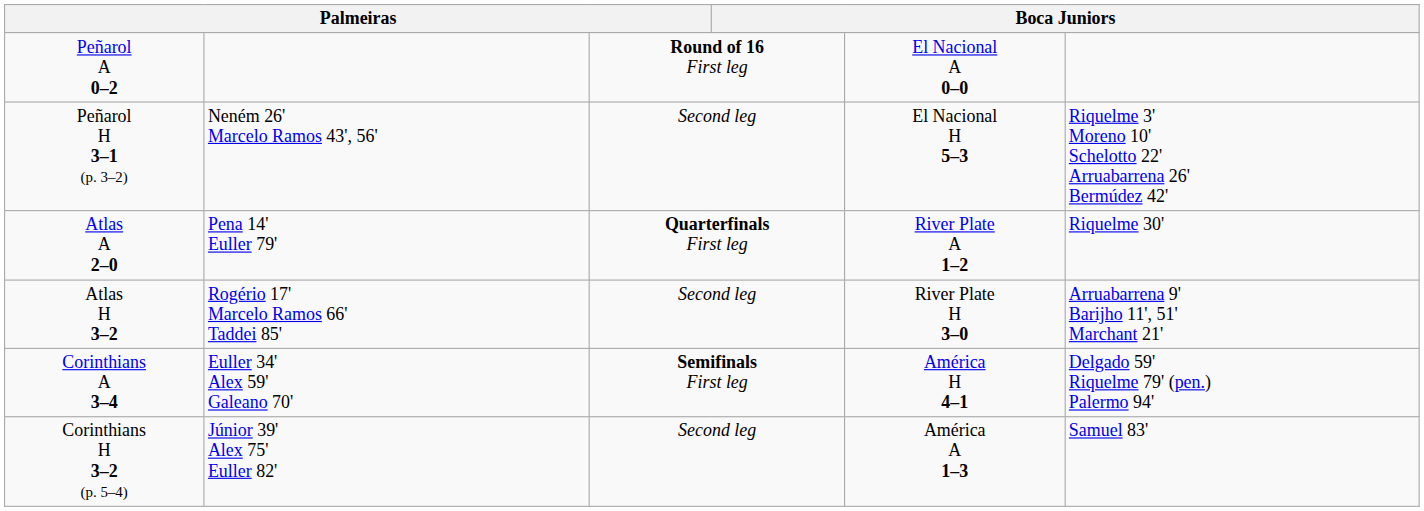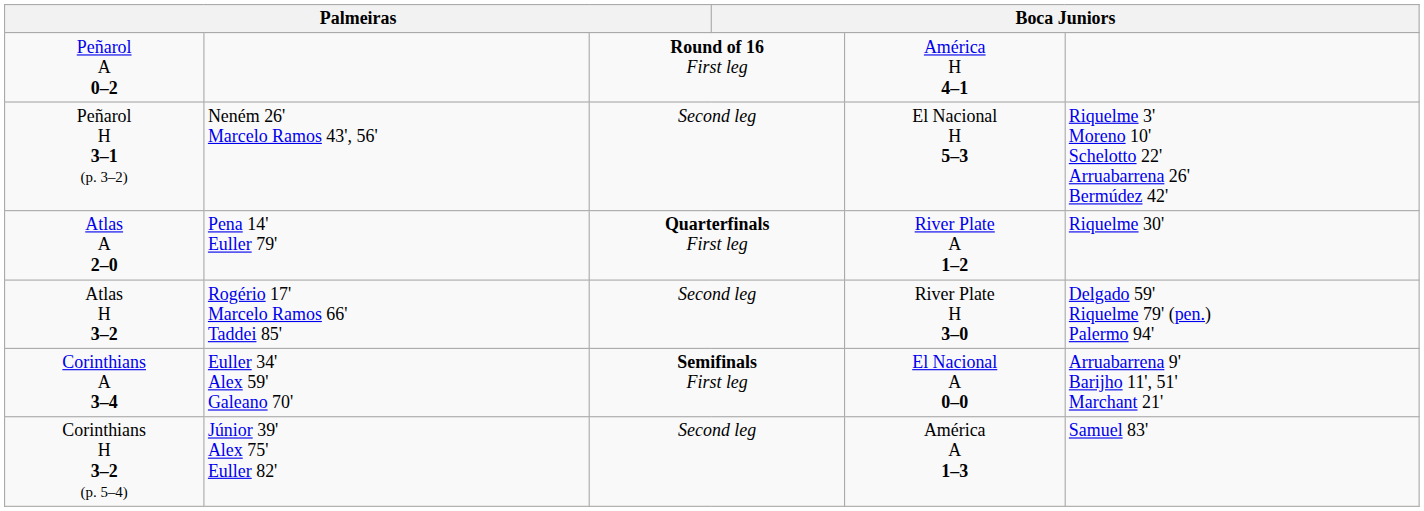(955, 67) El Nacional A 0–0 -> (955, 67) América H 4–1
(1125, 313) Arruabarrena 9' Barijho 11', 51' Marchant 21' -> (1140, 313) Delgado 59' Riquelme 79' (pen.) Palermo 94'
(955, 382) América H 4–1 -> (955, 382) El Nacional A 0–0
(1140, 382) Delgado 59' Riquelme 79' (pen.) Palermo 94' -> (1125, 382) Arruabarrena 9' Barijho 11', 51' Marchant 21'
